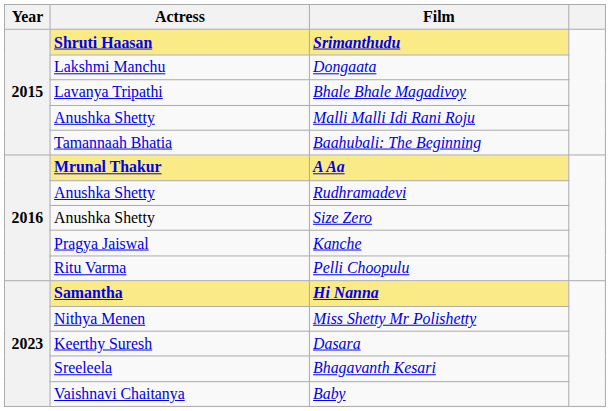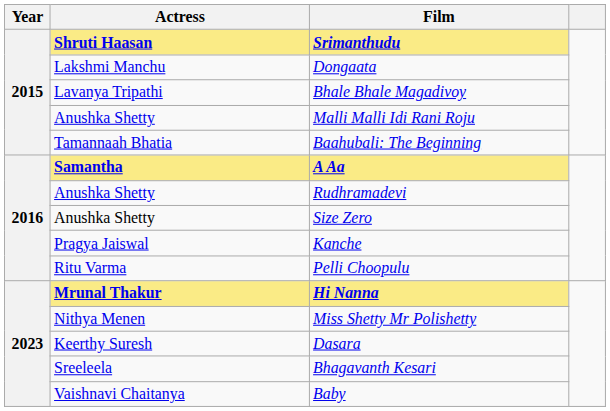(108, 167) Mrunal Thakur -> (88, 167) Samantha
(88, 293) Samantha -> (108, 293) Mrunal Thakur
